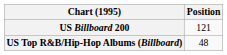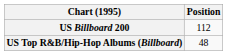(204, 27) 121 -> (204, 27) 112
